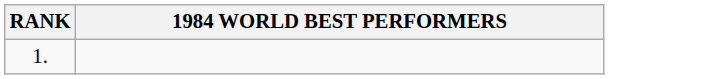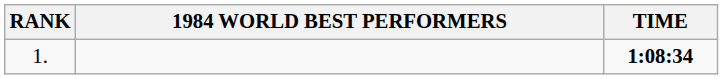+ column: (660, 21)
